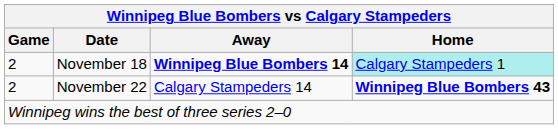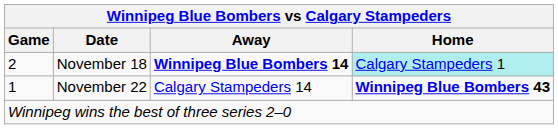(12, 87) 2 -> (12, 87) 1
